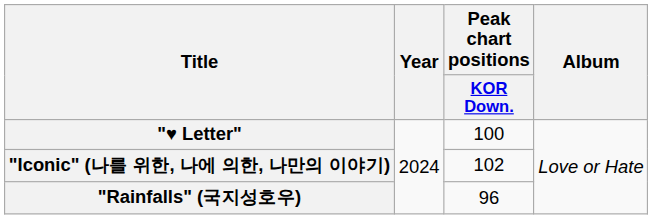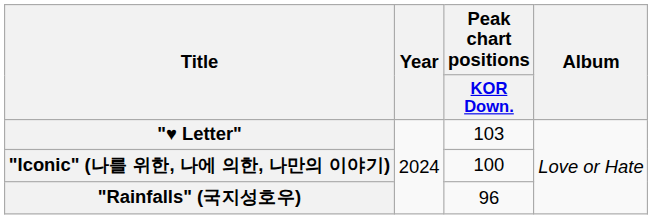(489, 134) 100 -> (489, 134) 103
(489, 165) 102 -> (489, 165) 100
